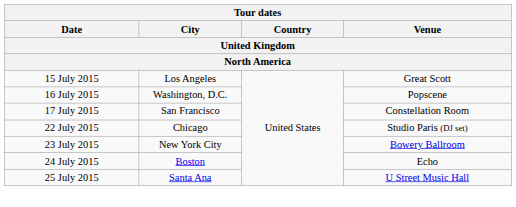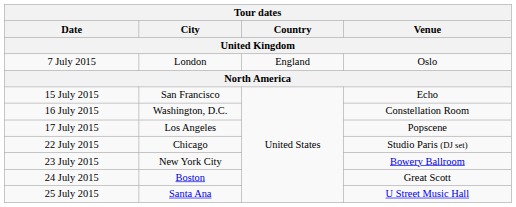+ row: (72, 62)
(190, 78) Los Angeles -> (190, 95) San Francisco
(427, 78) Great Scott -> (427, 95) Echo
(427, 95) Popscene -> (427, 111) Constellation Room
(190, 111) San Francisco -> (190, 128) Los Angeles
(427, 111) Constellation Room -> (427, 128) Popscene
(427, 161) Echo -> (427, 177) Great Scott
